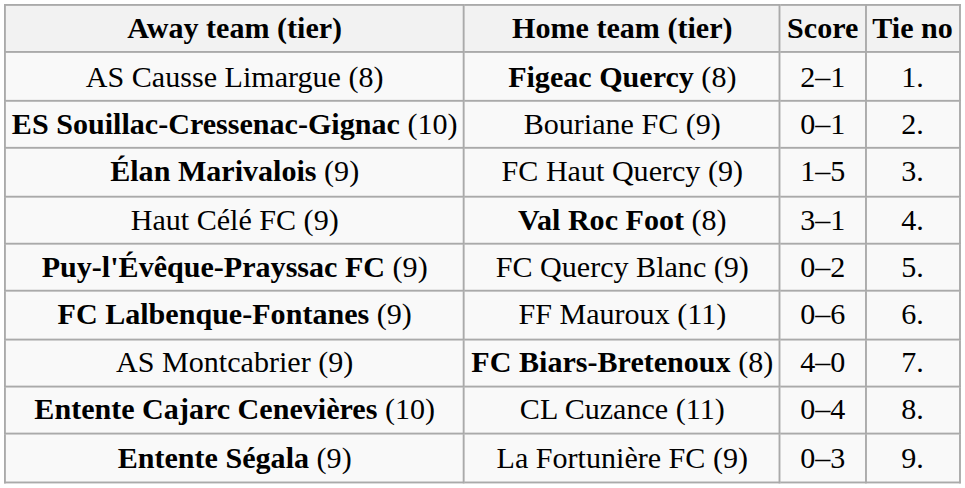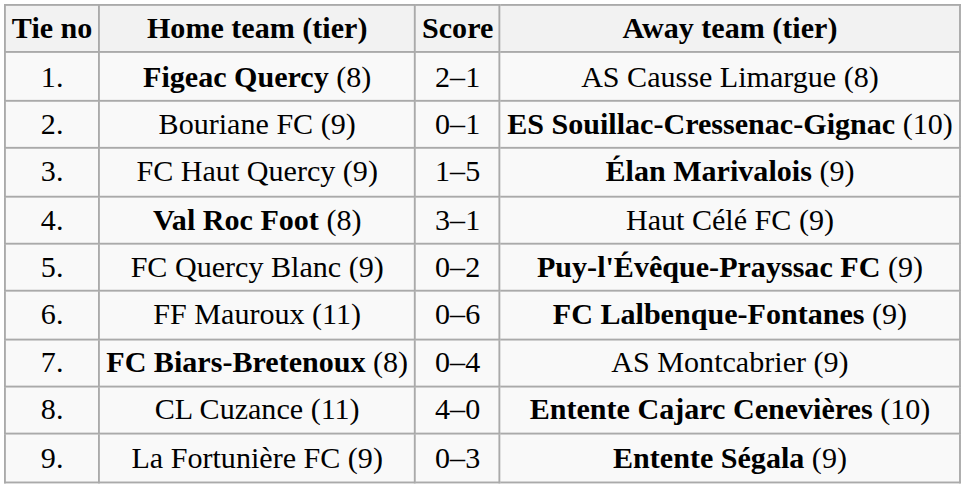columns swapped: (913, 28) <-> (235, 28)
(823, 362) 4–0 -> (458, 362) 0–4
(823, 409) 0–4 -> (458, 409) 4–0
